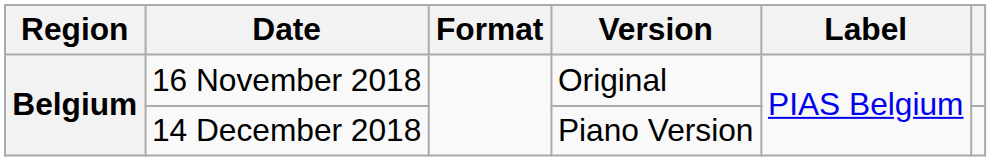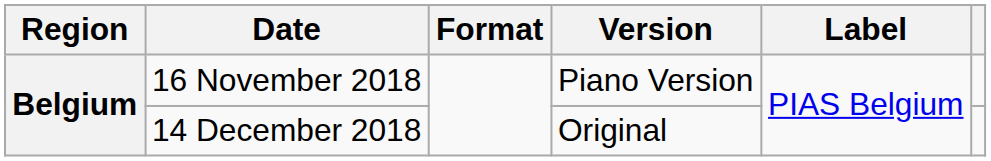(613, 79) Original -> (656, 79) Piano Version
(656, 130) Piano Version -> (613, 130) Original
